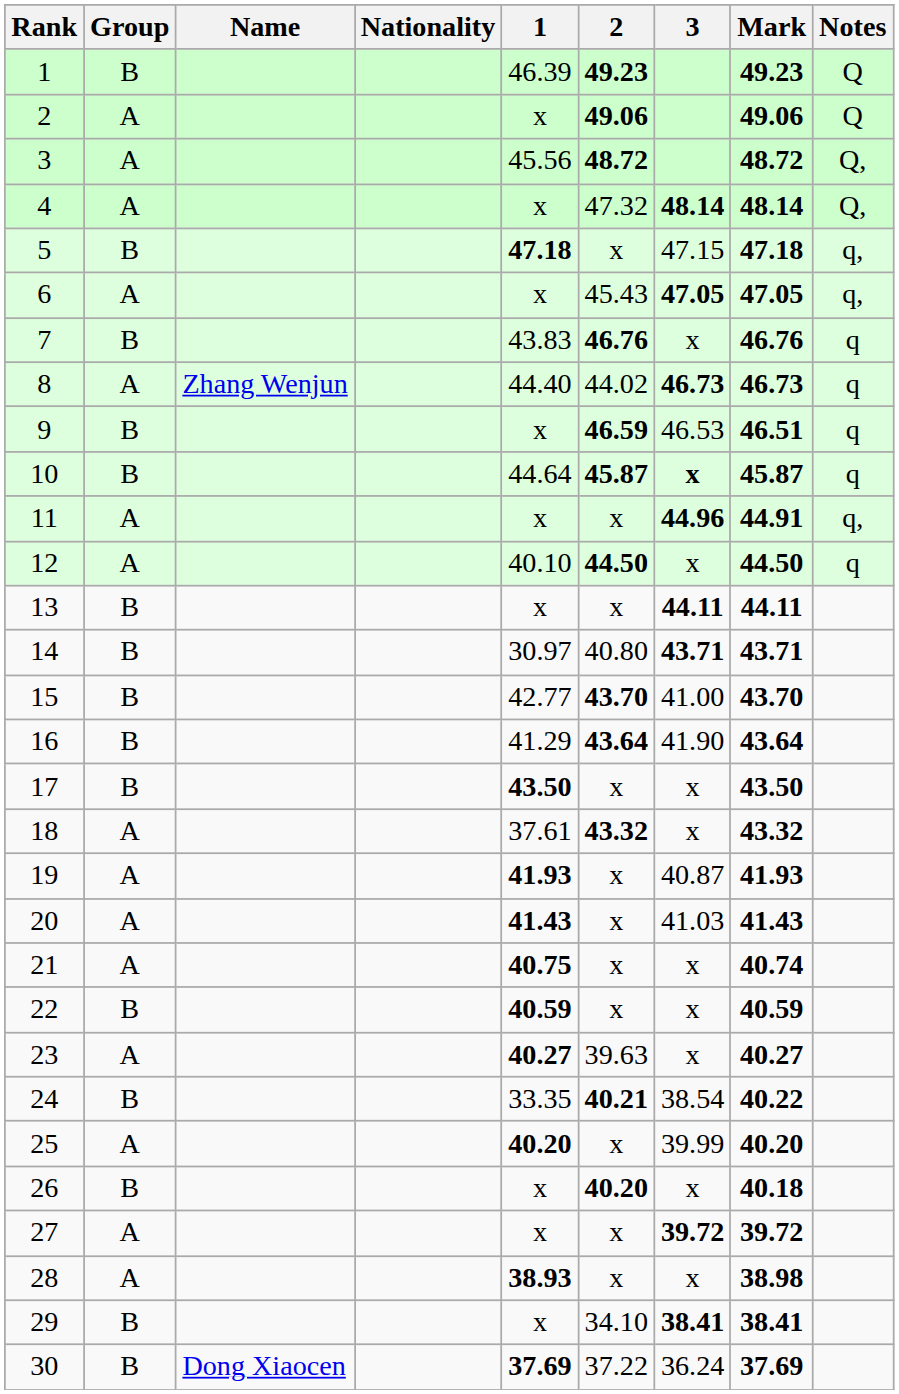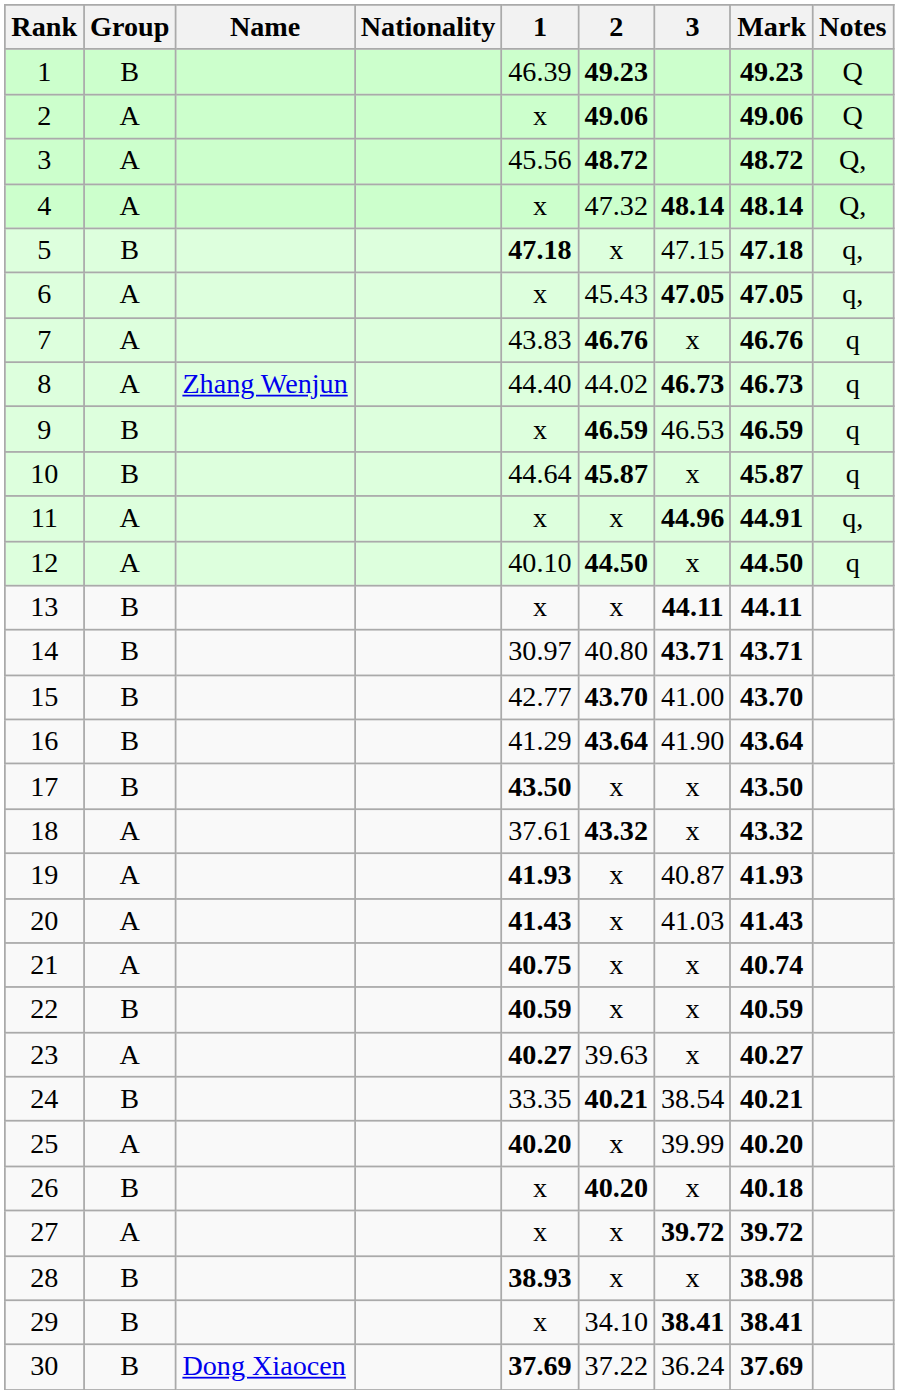(130, 339) B -> (130, 339) A
(772, 428) 46.51 -> (772, 428) 46.59
(693, 473) bold -> (693, 473) normal
(772, 1098) 40.22 -> (772, 1098) 40.21
(130, 1277) A -> (130, 1277) B
